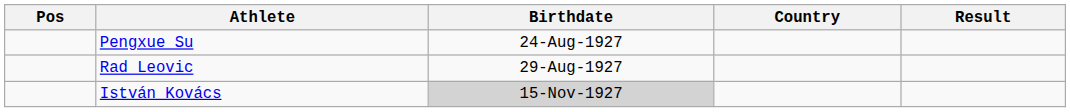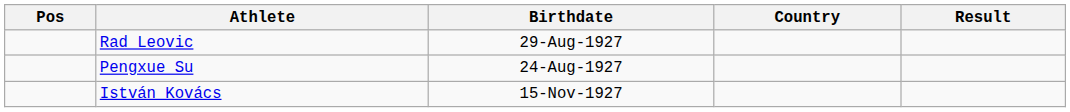rows swapped: (147, 43) <-> (147, 68)
(571, 94) lightgrey background -> (571, 94) no background
